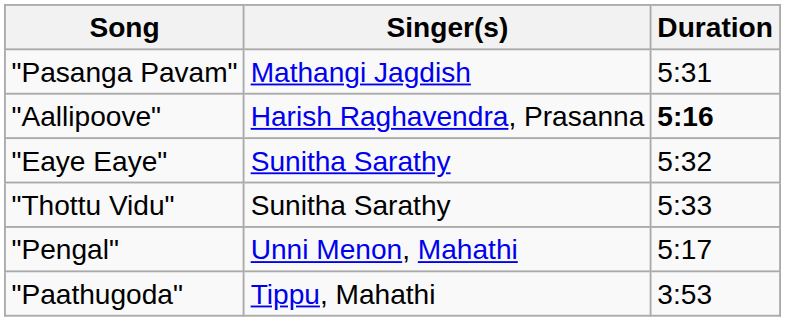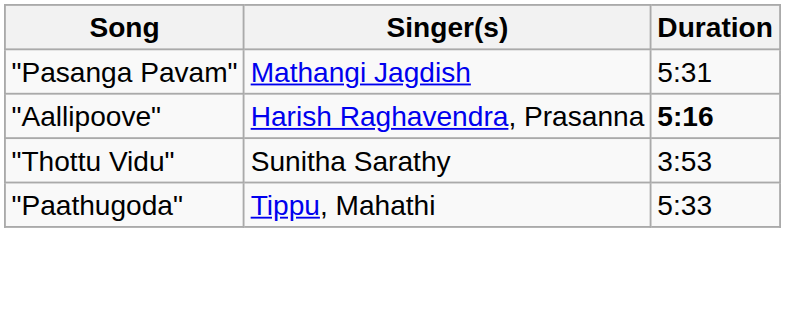- row: (89, 161)
(685, 205) 5:33 -> (685, 161) 3:53
- row: (65, 250)
(685, 294) 3:53 -> (685, 205) 5:33
